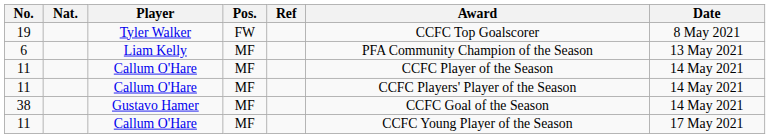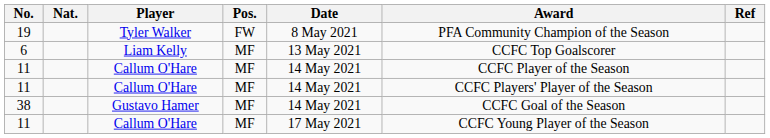columns swapped: (707, 13) <-> (286, 13)
(477, 32) CCFC Top Goalscorer -> (554, 32) PFA Community Champion of the Season
(477, 50) PFA Community Champion of the Season -> (554, 50) CCFC Top Goalscorer
